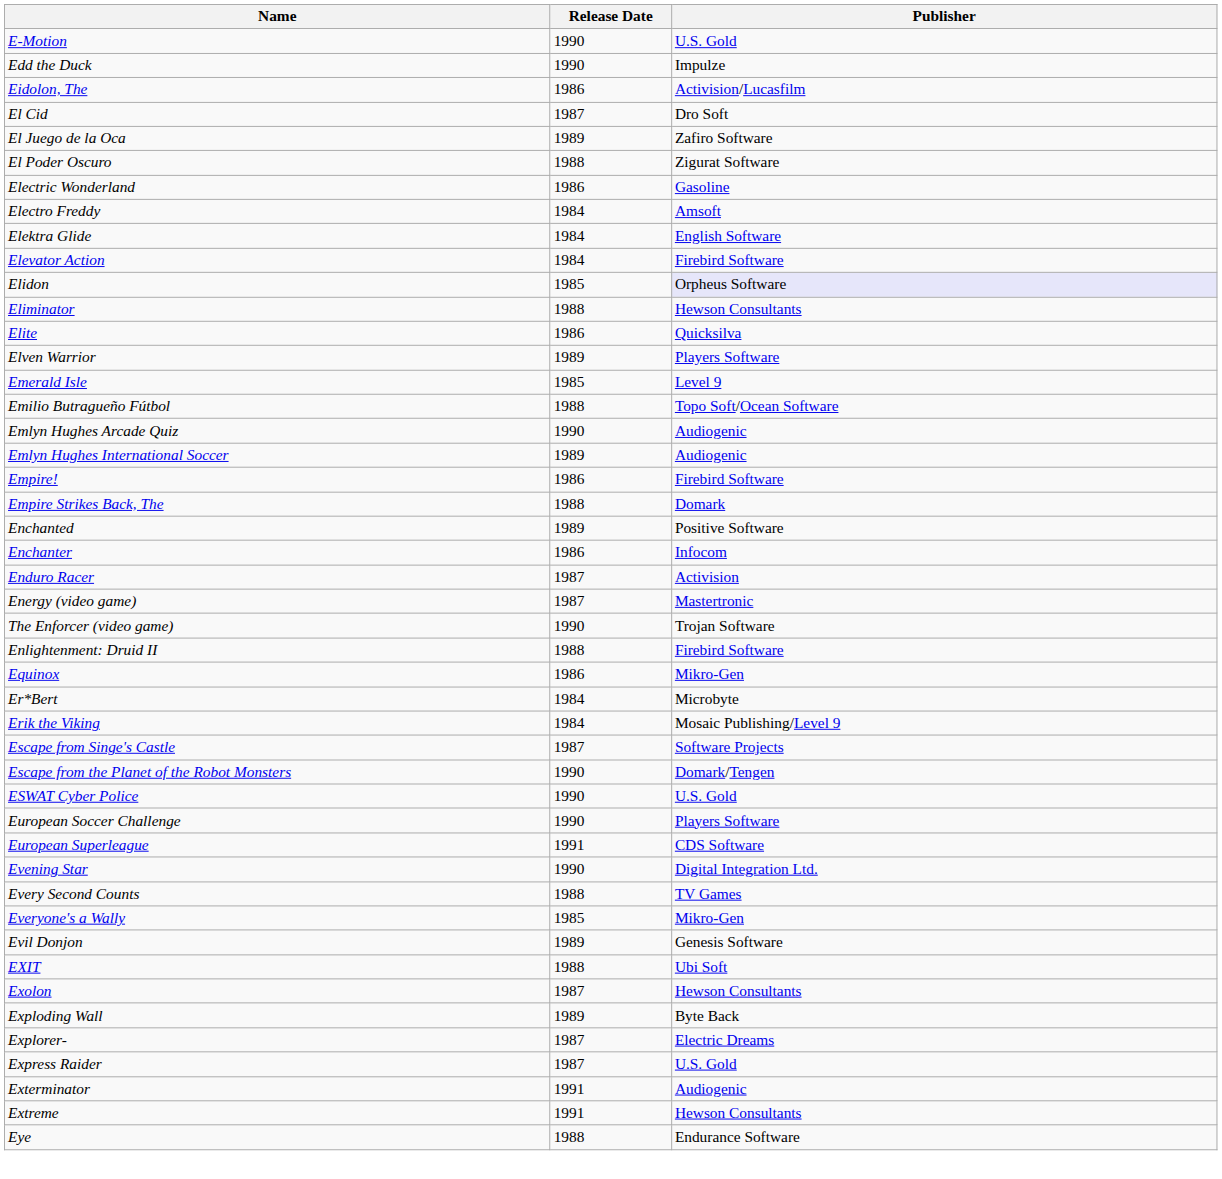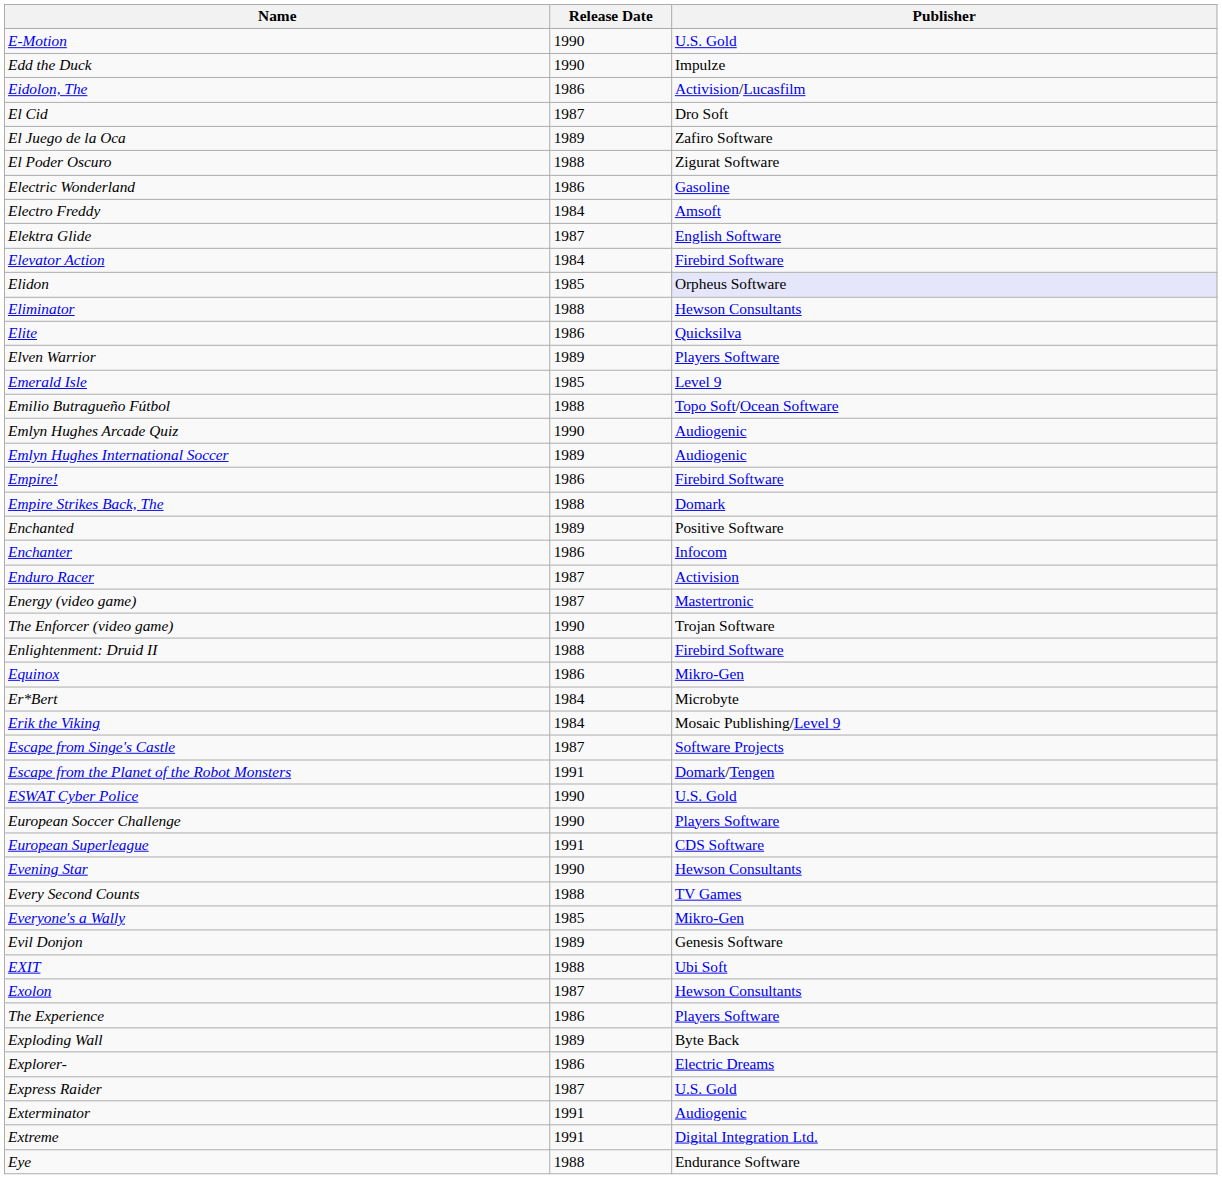(569, 235) 1984 -> (569, 235) 1987
(569, 771) 1990 -> (569, 771) 1991
(746, 869) Digital Integration Ltd. -> (738, 869) Hewson Consultants
+ row: (56, 1015)
(569, 1039) 1987 -> (569, 1064) 1986
(738, 1112) Hewson Consultants -> (746, 1137) Digital Integration Ltd.
